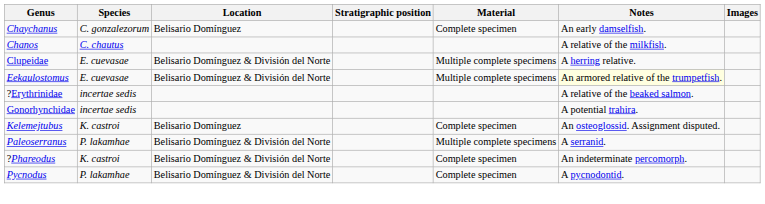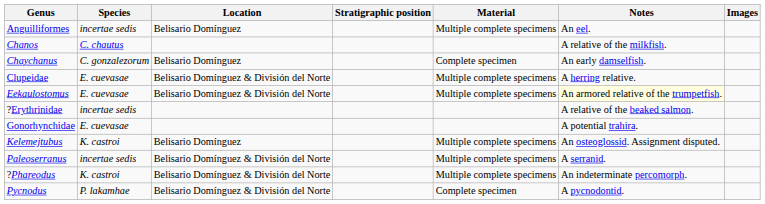+ row: (38, 28)
rows swapped: (32, 28) <-> (22, 45)
(108, 110) incertae sedis -> (104, 126) E. cuevasae
(476, 126) Complete specimen -> (496, 142) Multiple complete specimens
(105, 142) P. lakamhae -> (108, 158) incertae sedis
(476, 158) Complete specimen -> (496, 175) Multiple complete specimens
